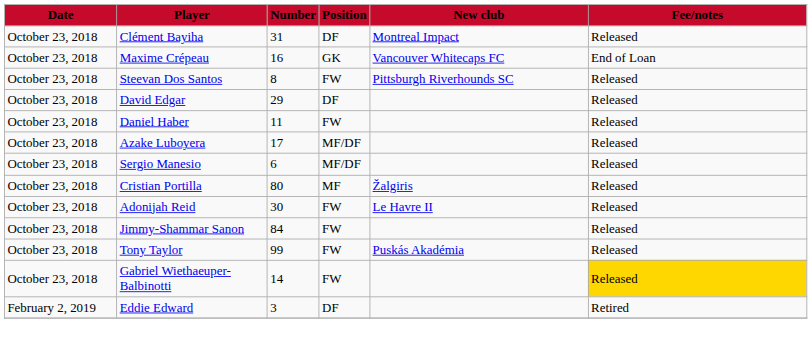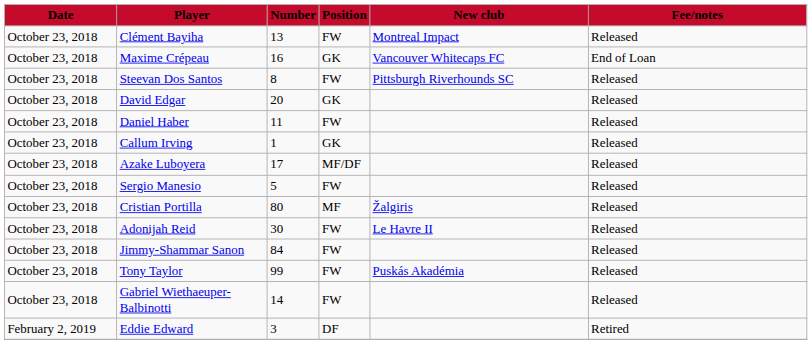(277, 36) 31 -> (277, 36) 13
(330, 36) DF -> (332, 36) FW
(277, 100) 29 -> (277, 100) 20
(330, 100) DF -> (331, 100) GK
+ row: (156, 143)
(273, 164) 6 -> (273, 185) 5
(341, 164) MF/DF -> (332, 185) FW
(614, 278) gold background -> (614, 299) no background
